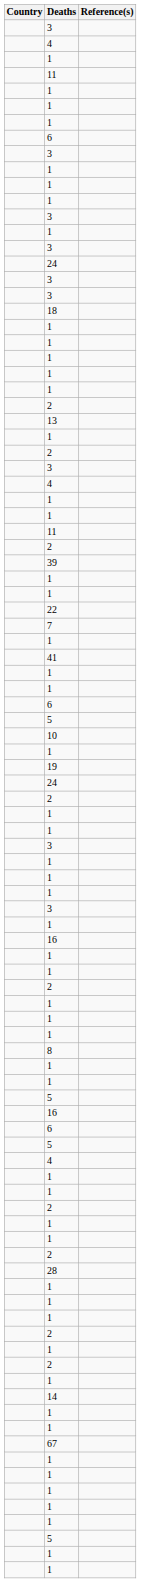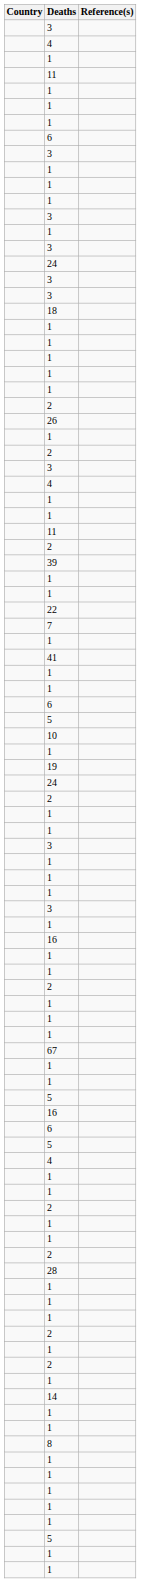+ row: (25, 421)
- row: (25, 421)
rows swapped: (25, 1051) <-> (25, 1444)
